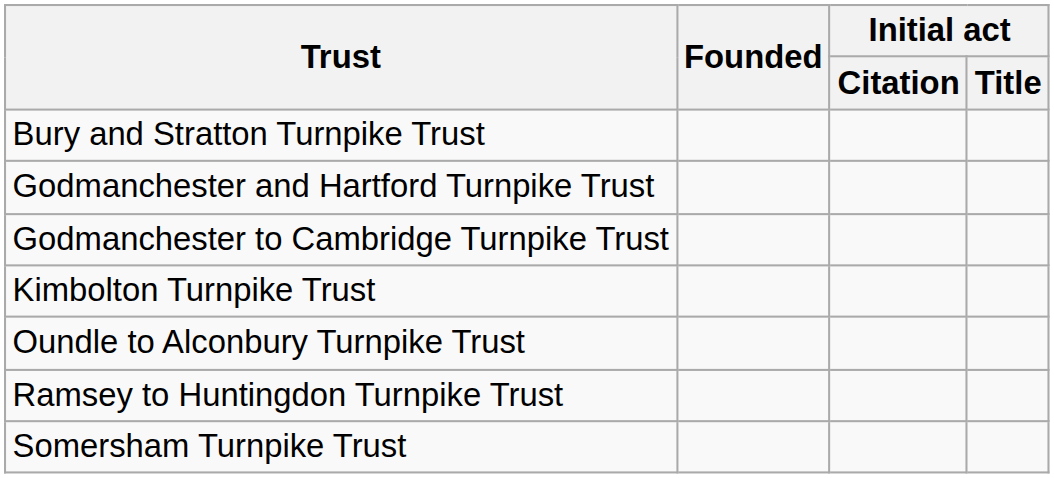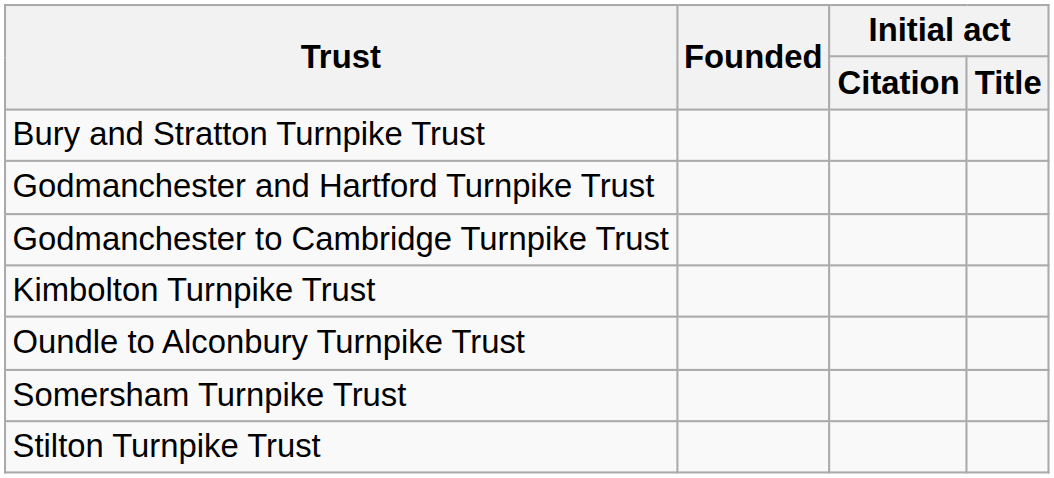- row: (288, 394)
+ row: (167, 446)
